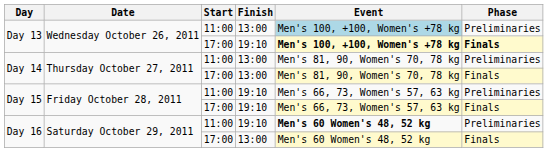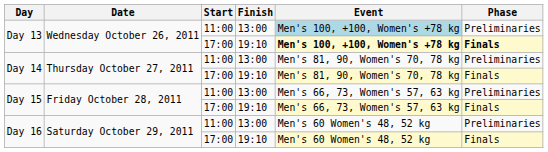(253, 76) 13:00 -> (253, 76) 19:10
(253, 92) 19:10 -> (253, 92) 13:00
(253, 124) 19:10 -> (253, 124) 13:00
(354, 124) bold -> (354, 124) normal
(253, 139) 13:00 -> (253, 139) 19:10
